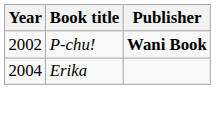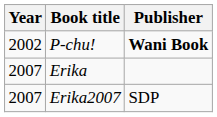(25, 71) 2004 -> (25, 71) 2007
+ row: (85, 97)
